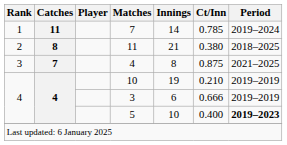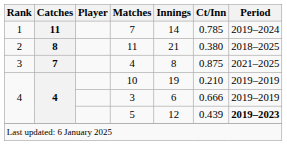(174, 115) 10 -> (174, 115) 12
(211, 115) 0.400 -> (211, 115) 0.439
